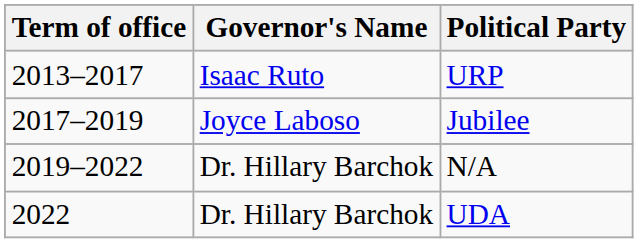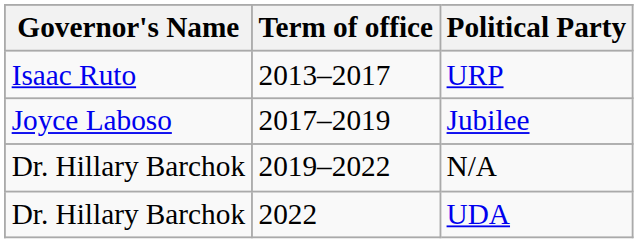columns swapped: (99, 27) <-> (316, 27)
